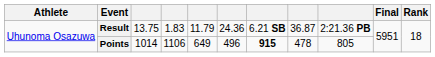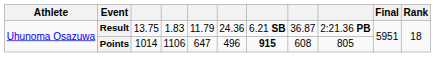(202, 45) 649 -> (202, 45) 647
(303, 45) 478 -> (303, 45) 608
